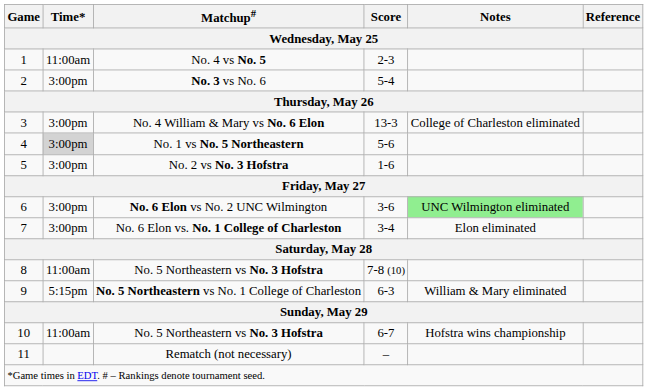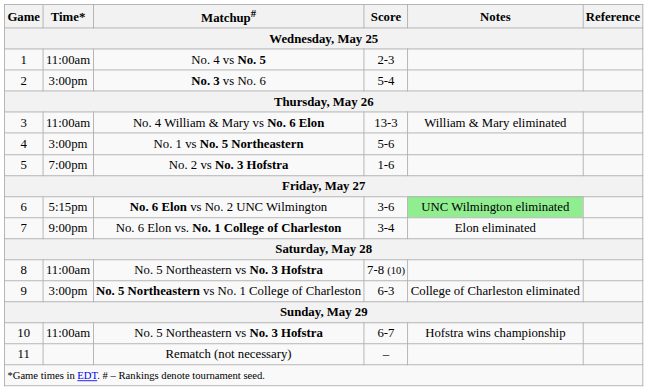(68, 123) 3:00pm -> (68, 123) 11:00am
(495, 123) College of Charleston eliminated -> (495, 123) William & Mary eliminated
(68, 144) lightgrey background -> (68, 144) no background
(68, 165) 3:00pm -> (68, 165) 7:00pm
(68, 207) 3:00pm -> (68, 207) 5:15pm
(68, 228) 3:00pm -> (68, 228) 9:00pm
(68, 291) 5:15pm -> (68, 291) 3:00pm
(495, 291) William & Mary eliminated -> (495, 291) College of Charleston eliminated
